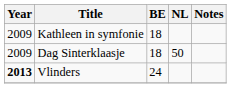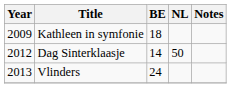(20, 53) 2009 -> (20, 53) 2012
(155, 53) 18 -> (155, 53) 14
(20, 72) bold -> (20, 72) normal
